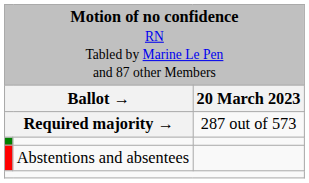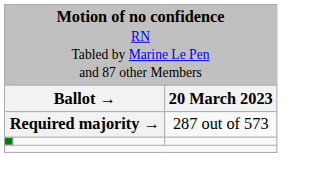- row: (9, 158)
